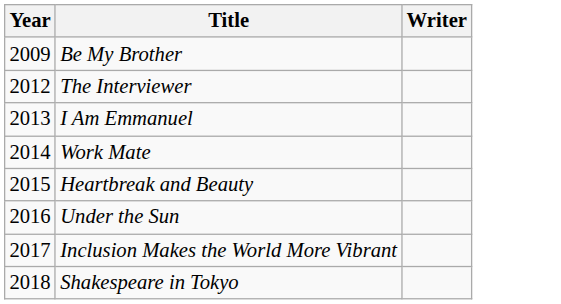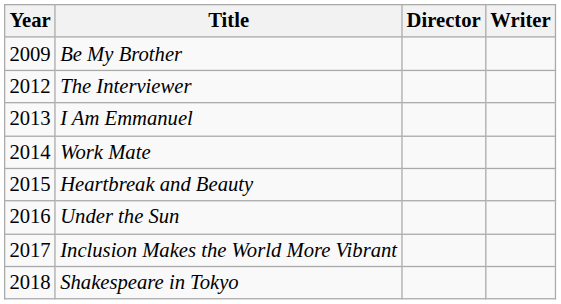+ column: (444, 20)
